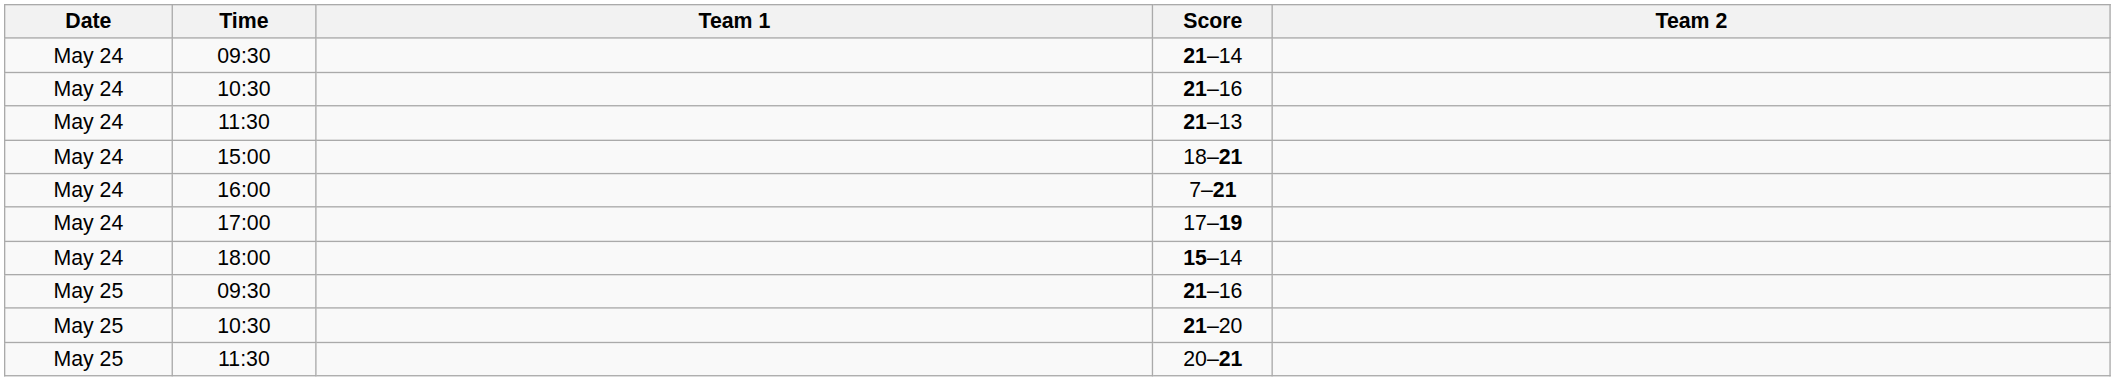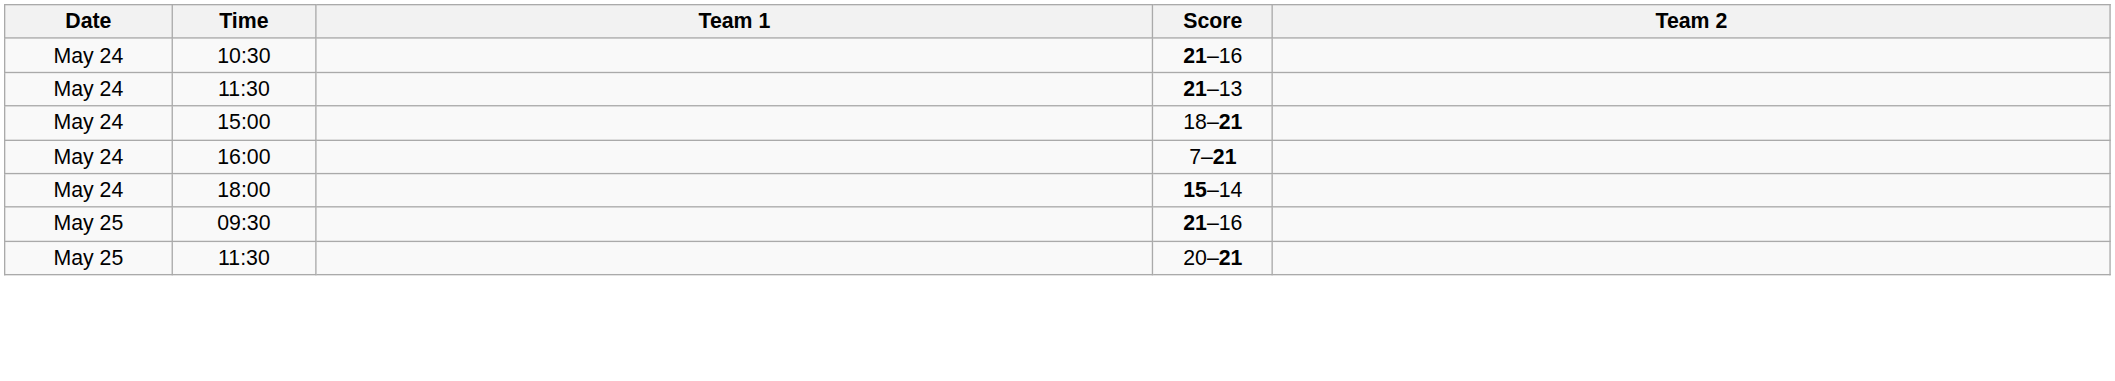- row: (244, 55)
- row: (244, 223)
- row: (244, 325)
